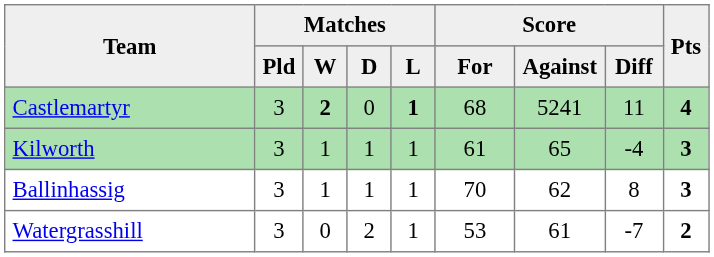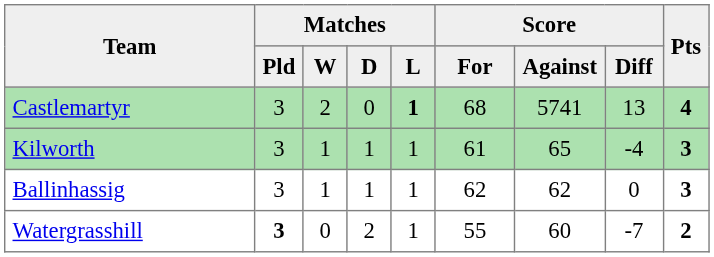(325, 107) bold -> (325, 107) normal
(560, 107) 5241 -> (560, 107) 5741
(634, 107) 11 -> (634, 107) 13
(475, 189) 70 -> (475, 189) 62
(634, 189) 8 -> (634, 189) 0
(279, 230) normal -> (279, 230) bold
(475, 230) 53 -> (475, 230) 55
(560, 230) 61 -> (560, 230) 60
